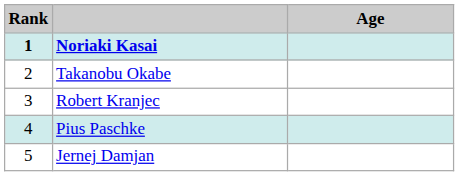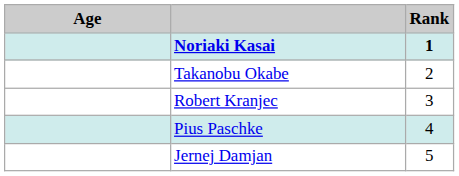columns swapped: (28, 18) <-> (370, 18)
